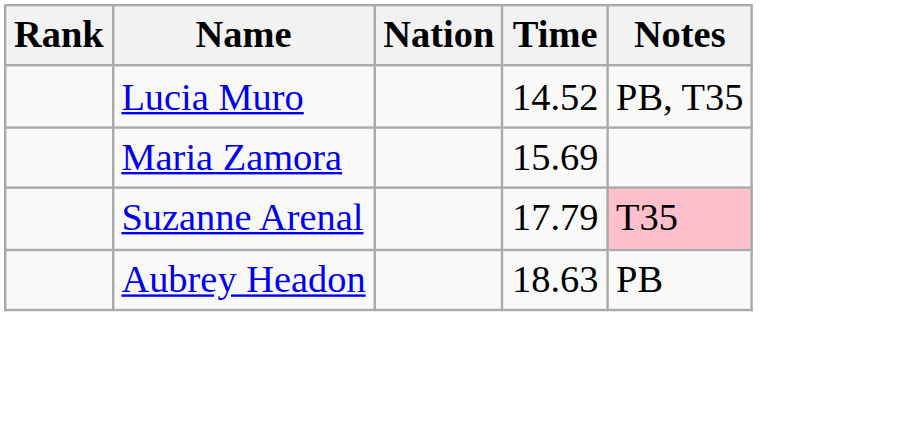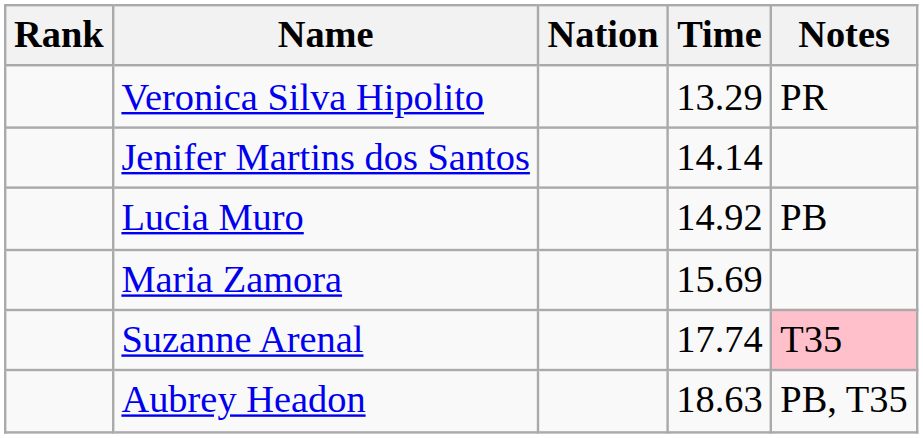+ row: (303, 95)
+ row: (326, 156)
(555, 95) 14.52 -> (719, 217) 14.92
(680, 95) PB, T35 -> (804, 217) PB
(555, 217) 17.79 -> (719, 339) 17.74
(640, 278) PB -> (844, 400) PB, T35
